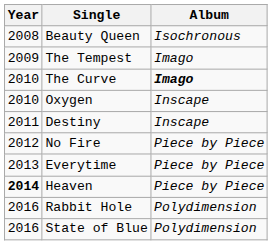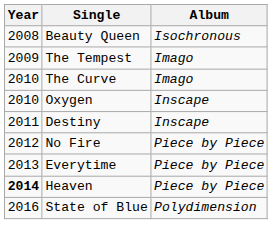(174, 79) bold -> (174, 79) normal
- row: (89, 208)
